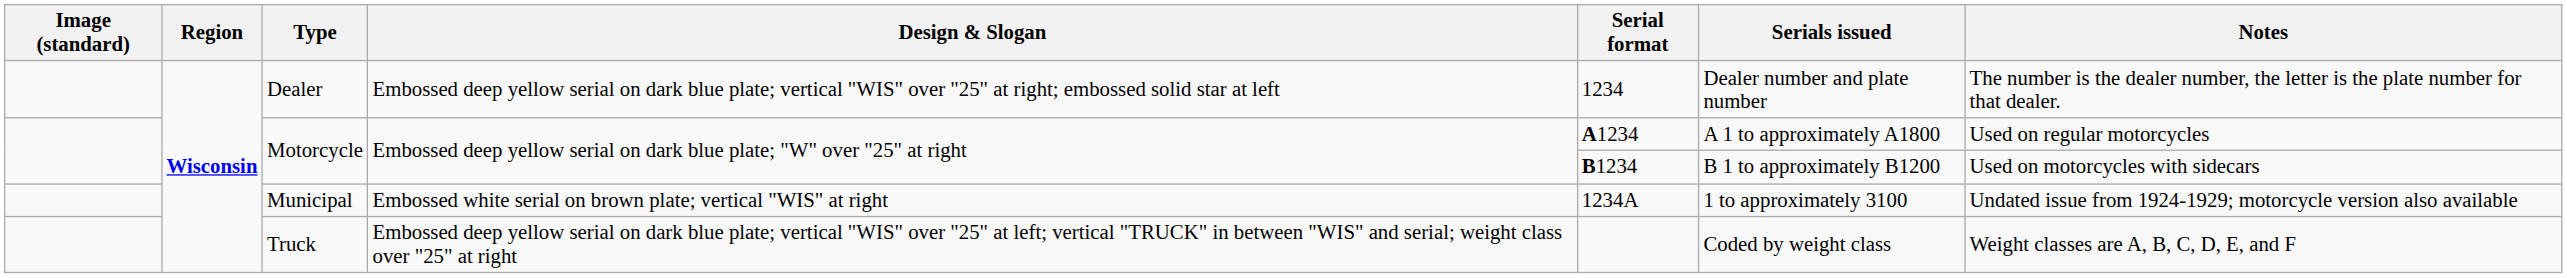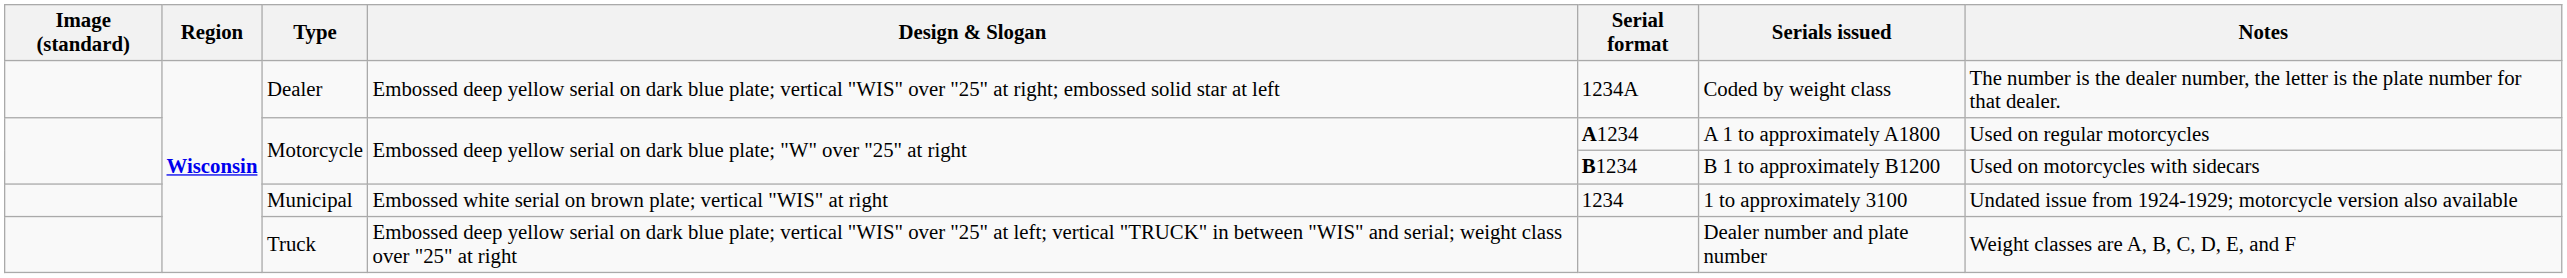(1603, 89) 1234 -> (1610, 89) 1234A
(1806, 89) Dealer number and plate number -> (1797, 89) Coded by weight class
(1610, 199) 1234A -> (1603, 199) 1234
(1797, 244) Coded by weight class -> (1806, 244) Dealer number and plate number
